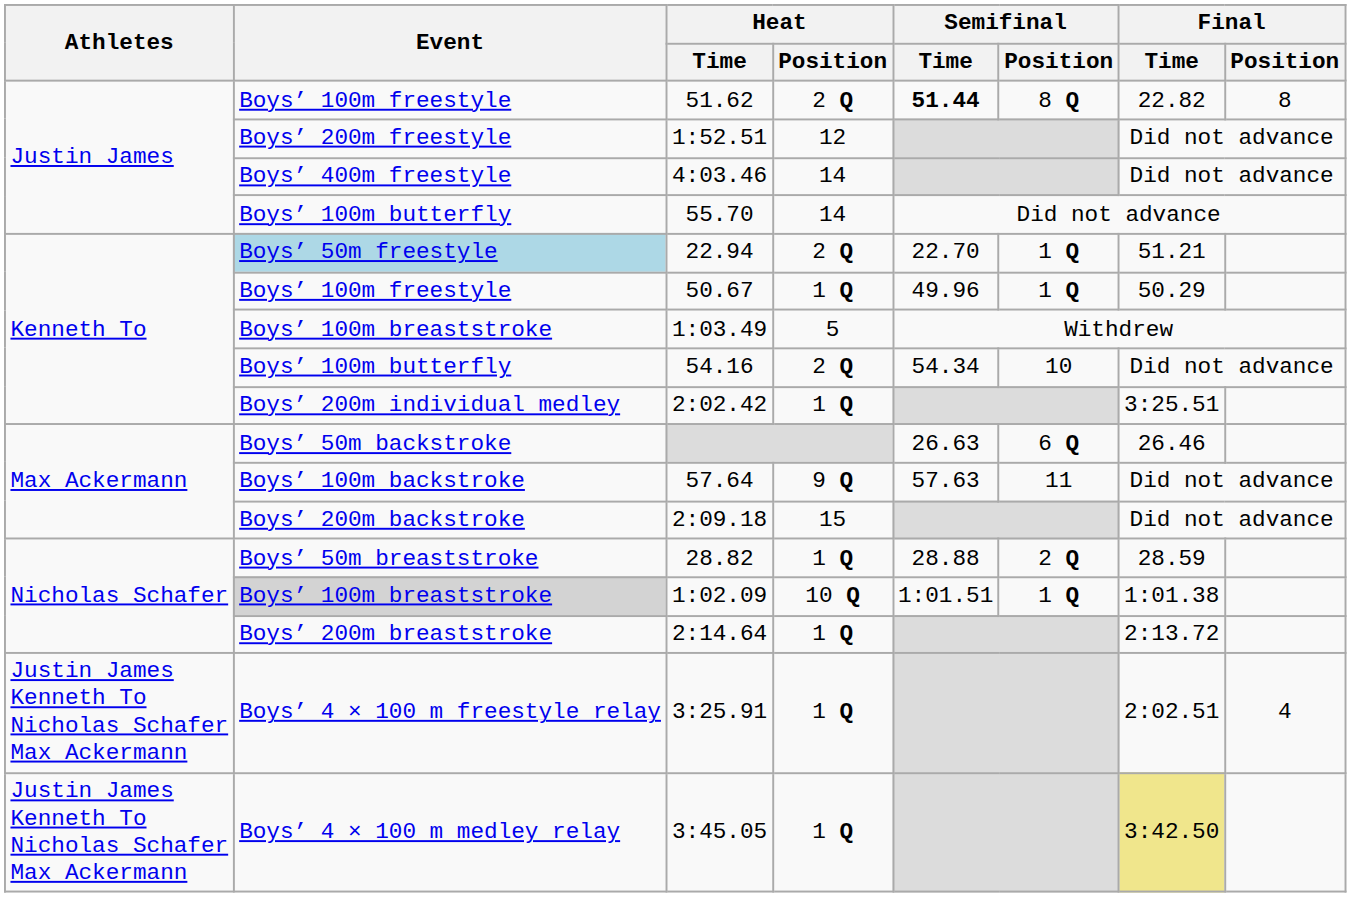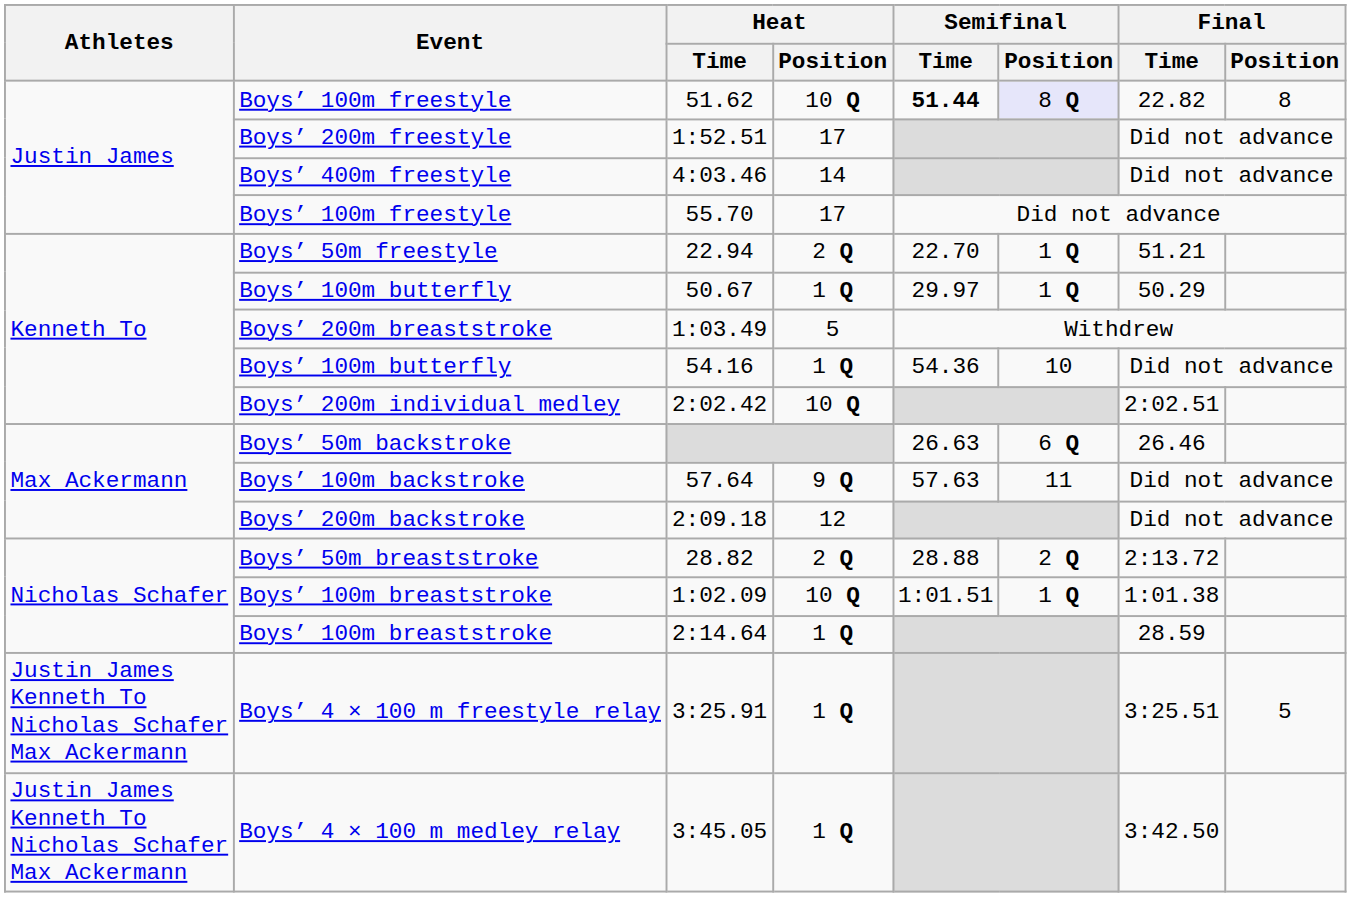(833, 100) 2 Q -> (833, 100) 10 Q
(1059, 100) no background -> (1059, 100) lavender background
(833, 138) 12 -> (833, 138) 17
(375, 214) Boys’ 100m butterfly -> (375, 214) Boys’ 100m freestyle
(833, 214) 14 -> (833, 214) 17
(368, 253) lightblue background -> (368, 253) no background
(375, 291) Boys’ 100m freestyle -> (375, 291) Boys’ 100m butterfly
(946, 291) 49.96 -> (946, 291) 29.97
(396, 329) Boys’ 100m breaststroke -> (396, 329) Boys’ 200m breaststroke
(833, 367) 2 Q -> (833, 367) 1 Q
(946, 367) 54.34 -> (946, 367) 54.36
(833, 405) 1 Q -> (833, 405) 10 Q
(1172, 405) 3:25.51 -> (1172, 405) 2:02.51
(833, 519) 15 -> (833, 519) 12
(833, 558) 1 Q -> (833, 558) 2 Q
(1172, 558) 28.59 -> (1172, 558) 2:13.72
(396, 596) lightgrey background -> (396, 596) no background
(396, 634) Boys’ 200m breaststroke -> (396, 634) Boys’ 100m breaststroke
(1172, 634) 2:13.72 -> (1172, 634) 28.59
(1172, 713) 2:02.51 -> (1172, 713) 3:25.51
(1285, 713) 4 -> (1285, 713) 5
(1172, 832) khaki background -> (1172, 832) no background
